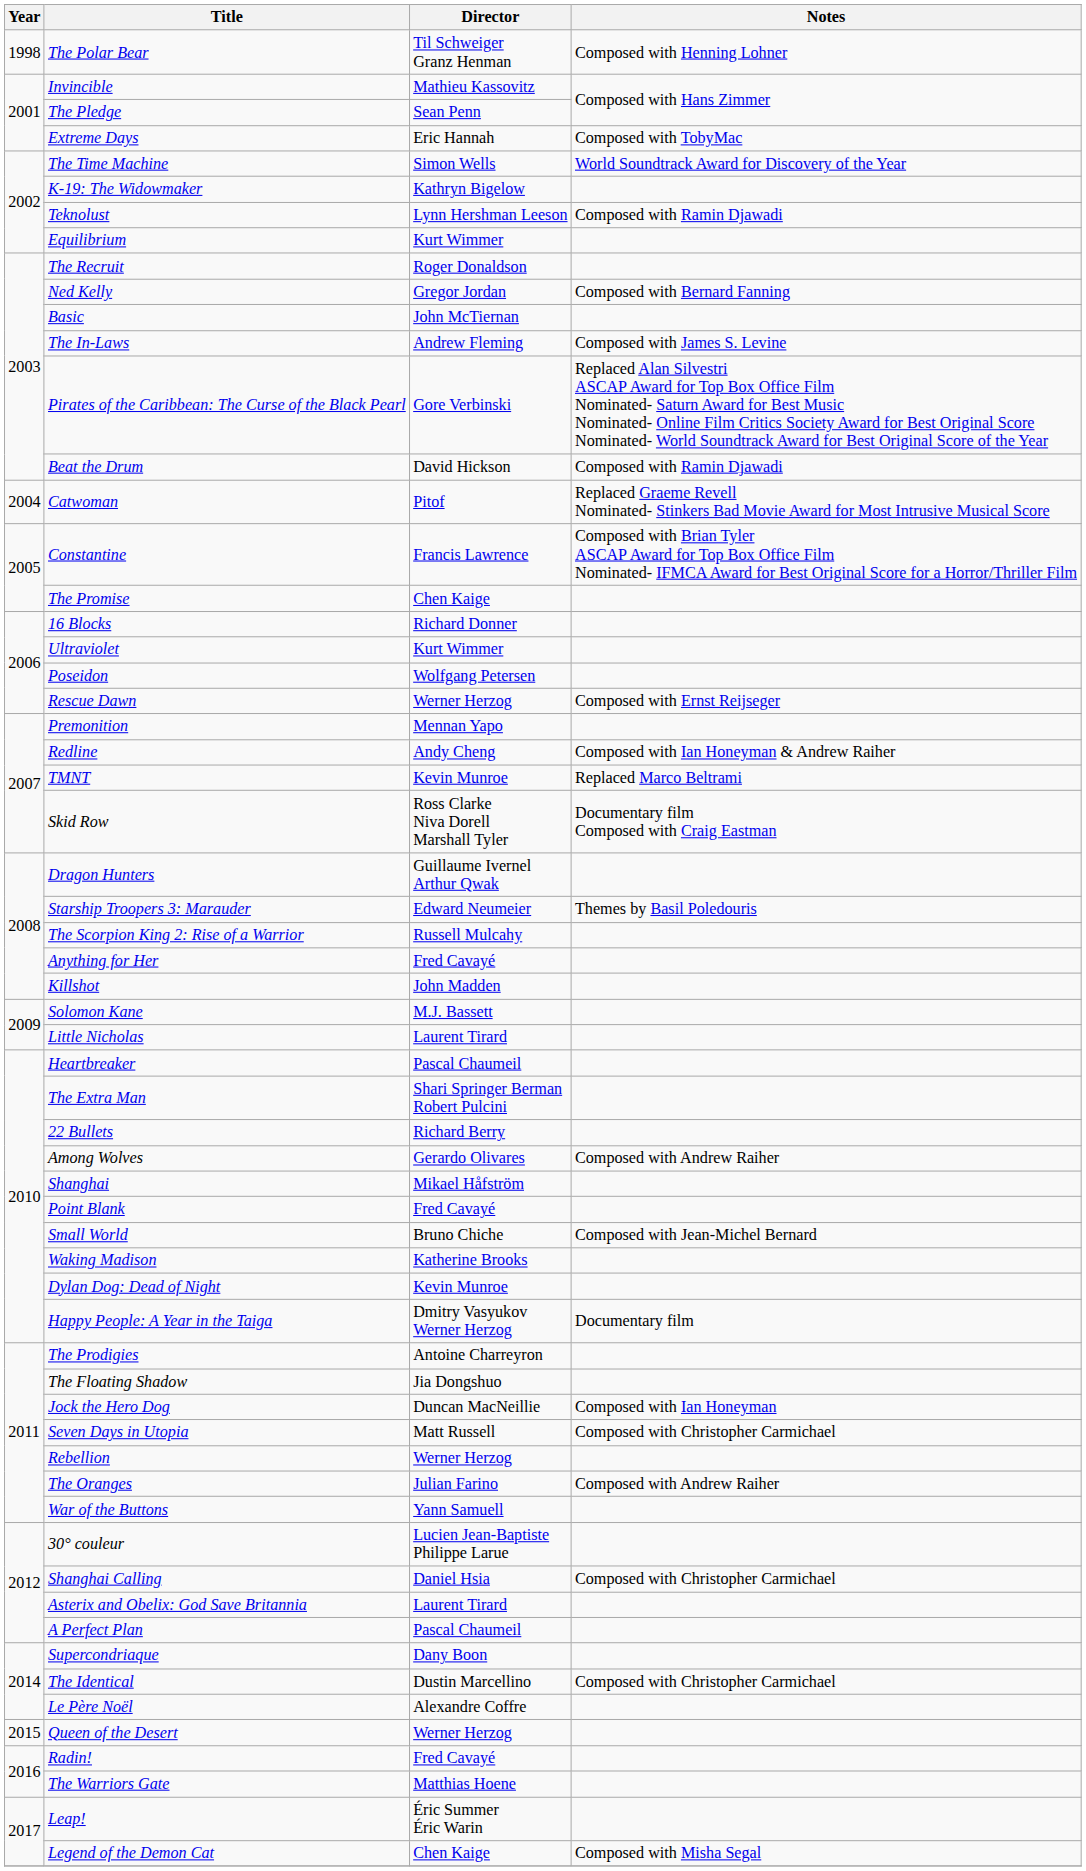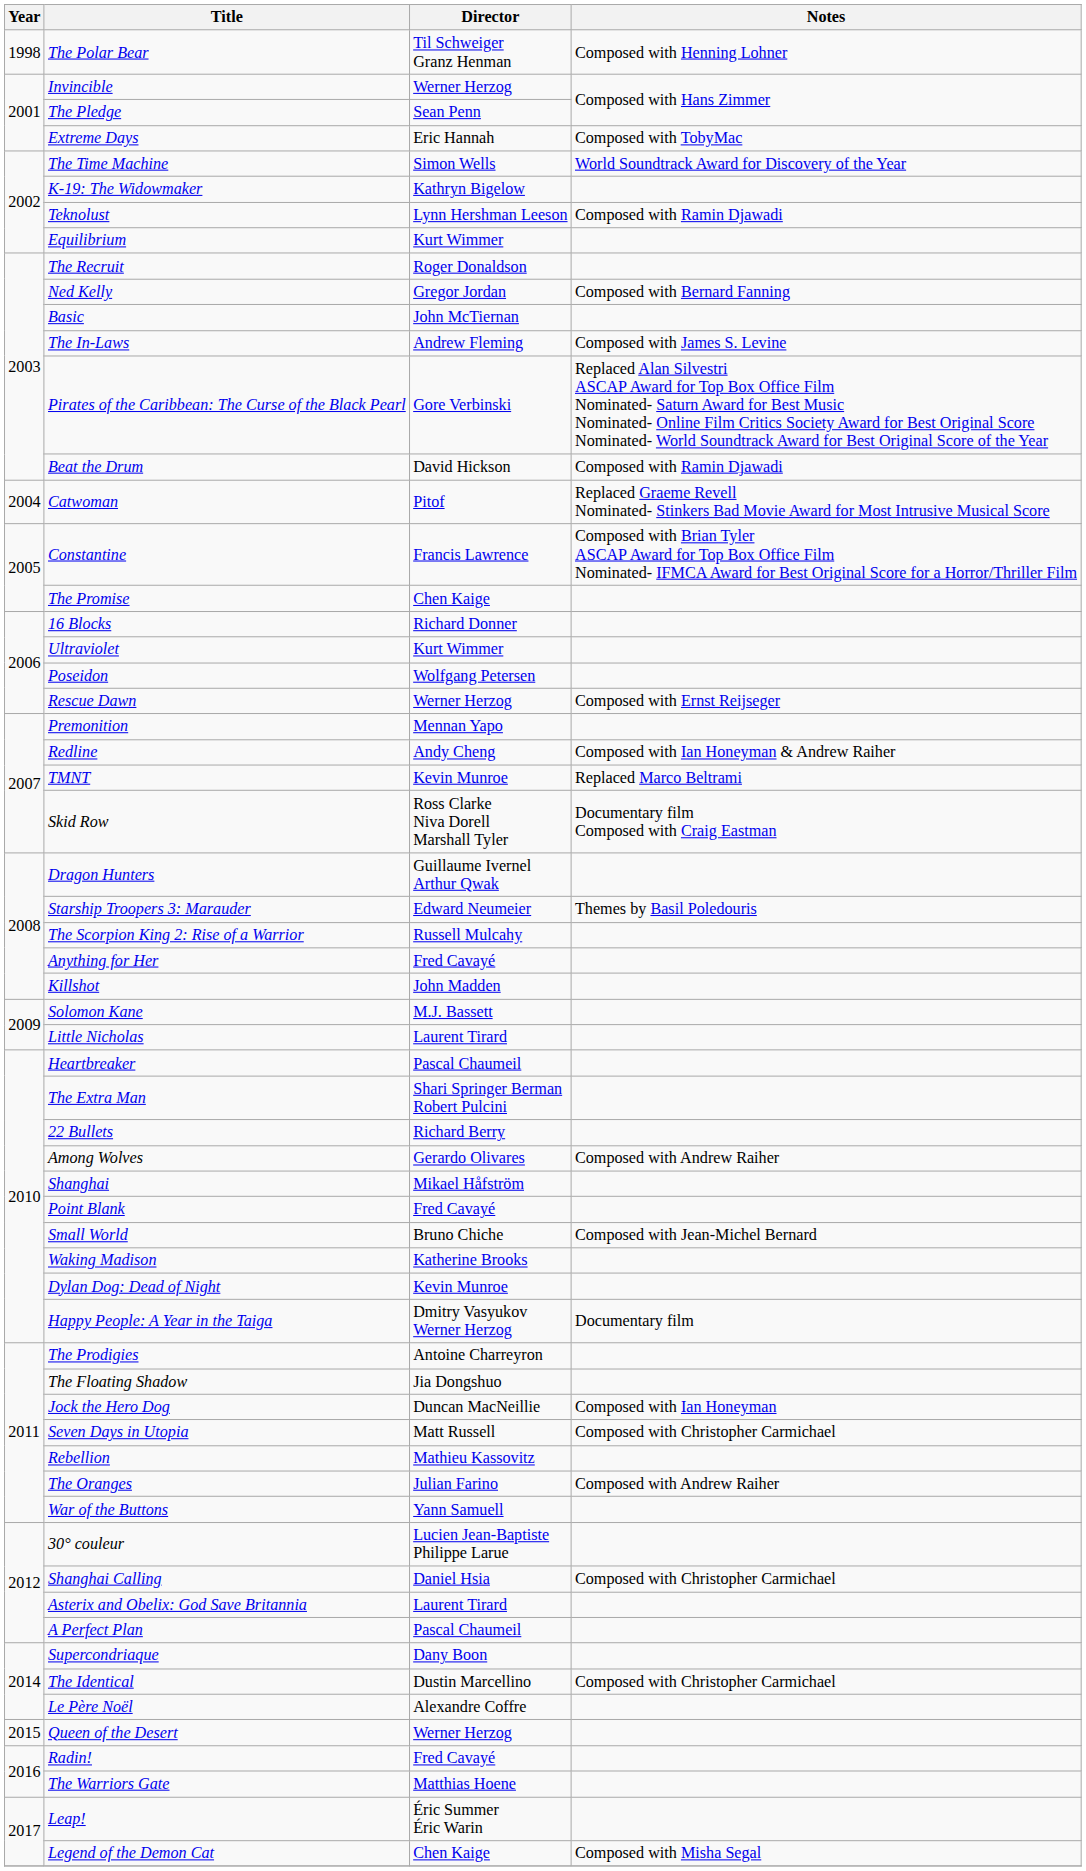(474, 86) Mathieu Kassovitz -> (463, 86) Werner Herzog
(463, 1458) Werner Herzog -> (474, 1458) Mathieu Kassovitz
